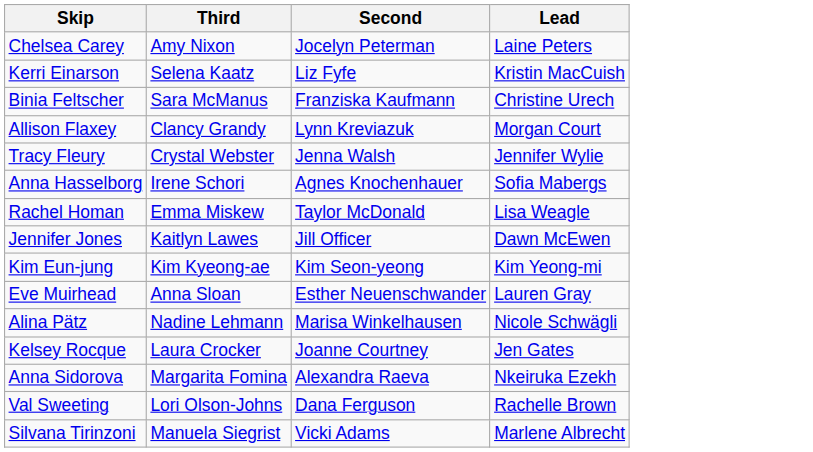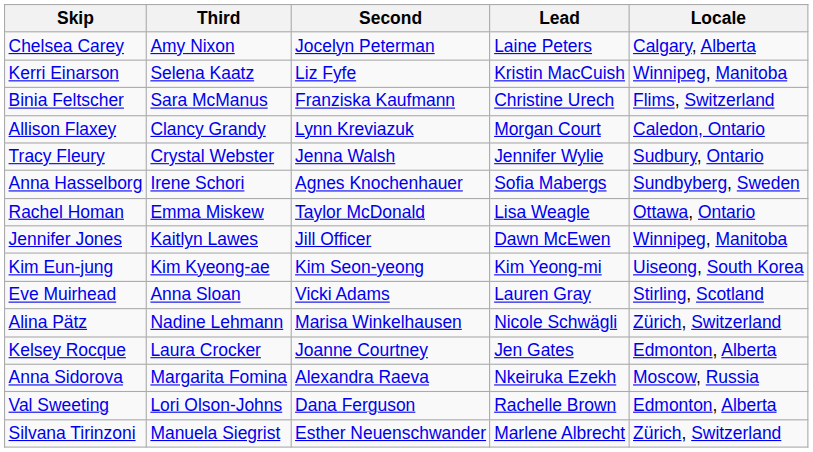+ column: (718, 18)
(391, 294) Esther Neuenschwander -> (342, 294) Vicki Adams
(342, 433) Vicki Adams -> (391, 433) Esther Neuenschwander
